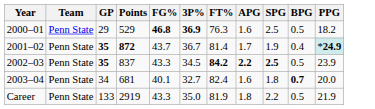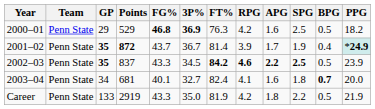+ column: (249, 12)
